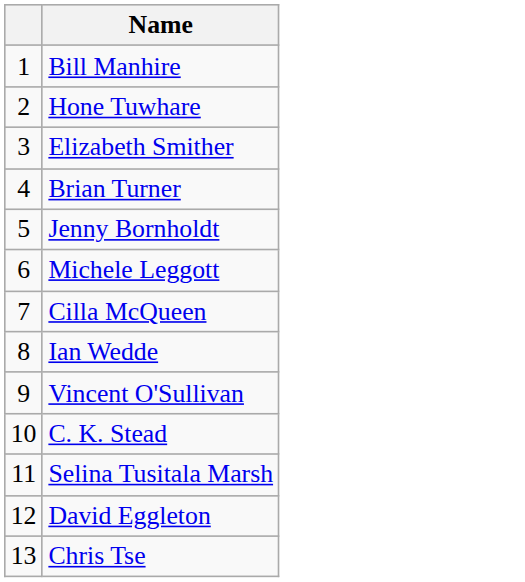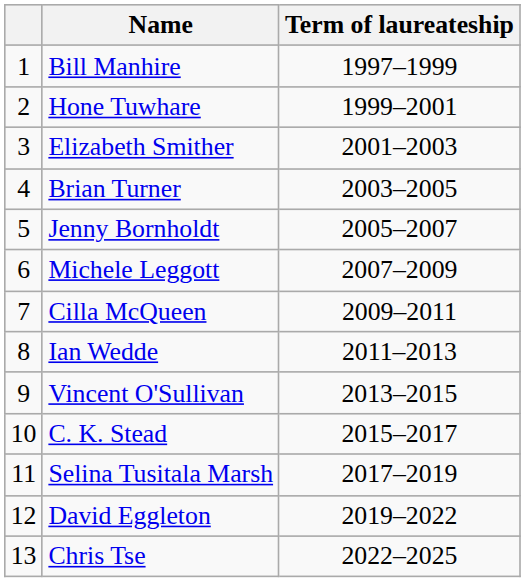+ column: (399, 24)
